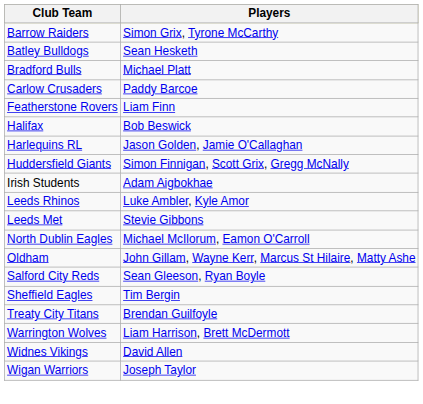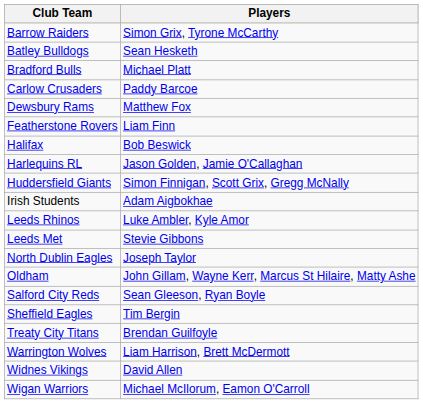+ row: (51, 107)
(216, 239) Michael McIlorum, Eamon O'Carroll -> (160, 257) Joseph Taylor
(160, 370) Joseph Taylor -> (216, 389) Michael McIlorum, Eamon O'Carroll
